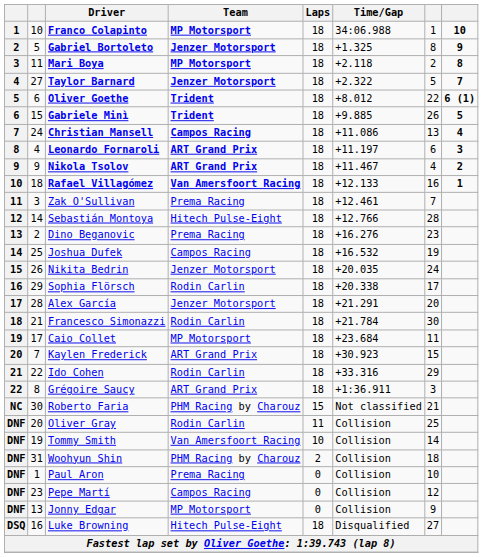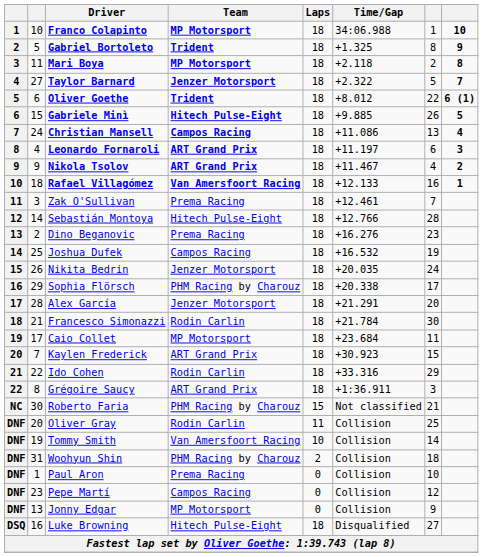(223, 47) Jenzer Motorsport -> (192, 47) Trident
(192, 116) Trident -> (226, 116) Hitech Pulse-Eight
(208, 287) Rodin Carlin -> (235, 287) PHM Racing by Charouz
